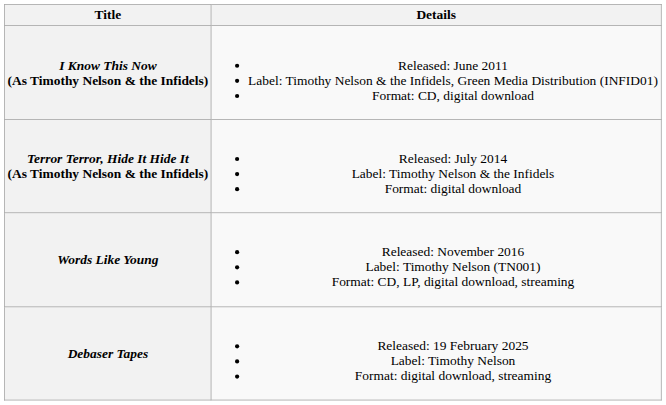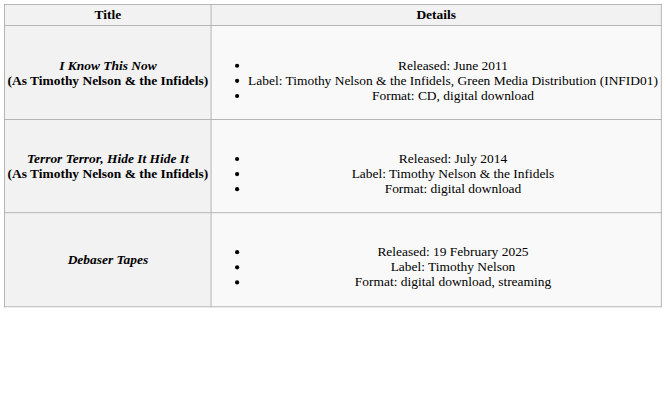- row: (108, 259)
